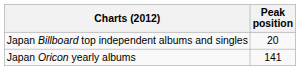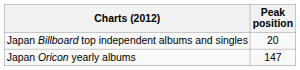(273, 57) 141 -> (273, 57) 147
